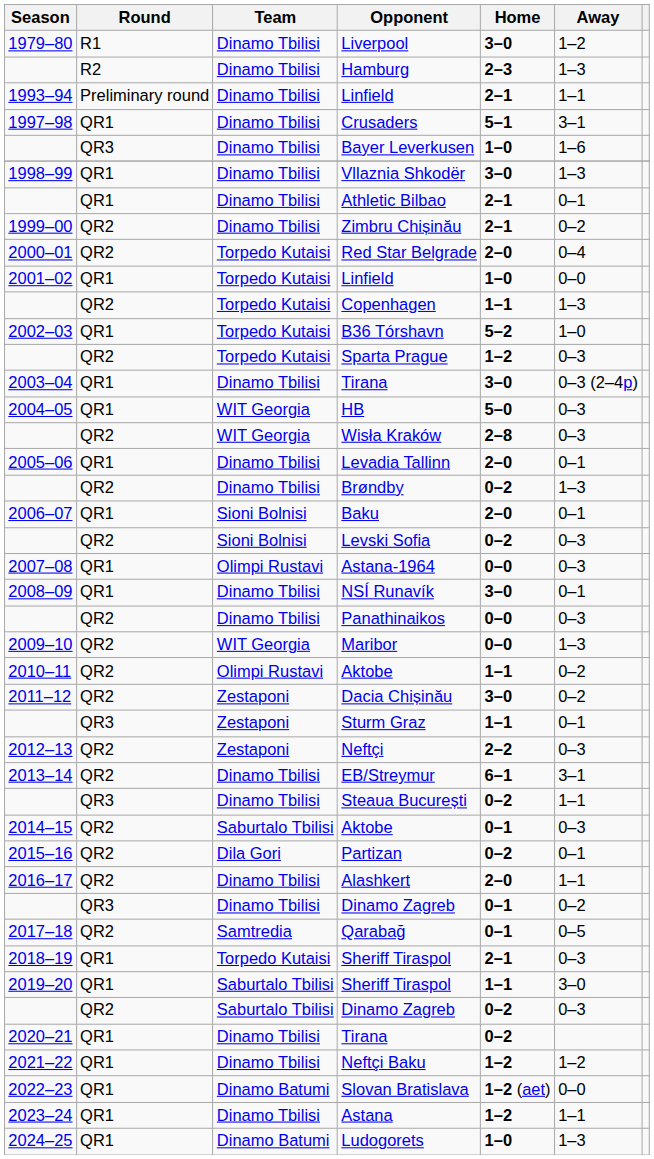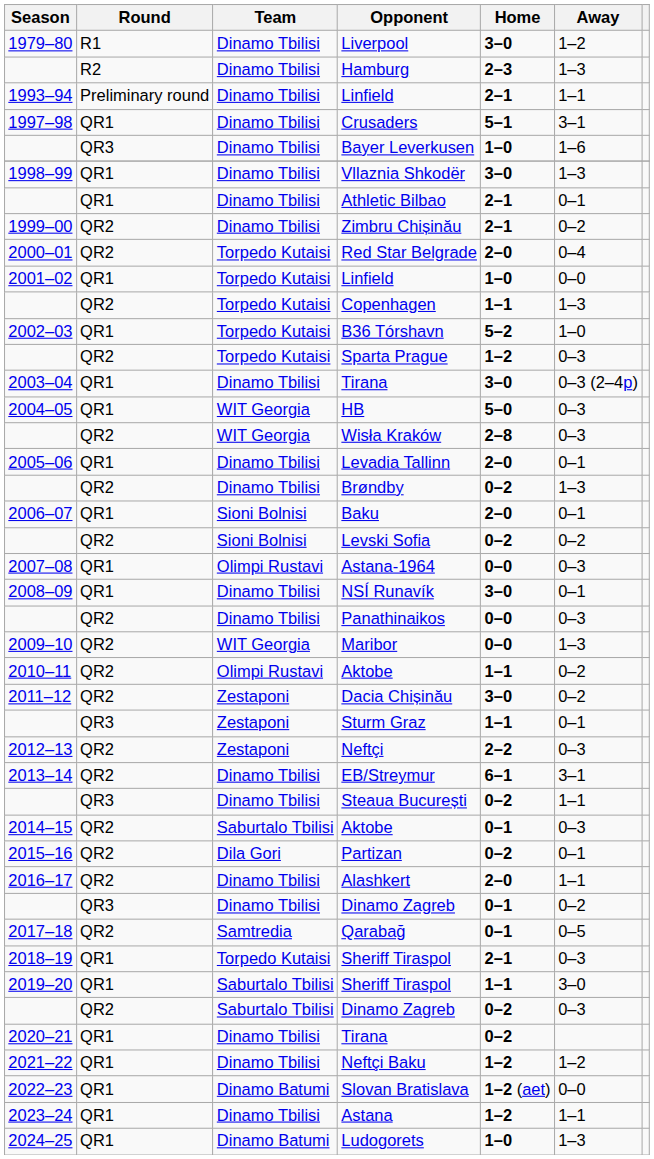(572, 540) 0–3 -> (572, 540) 0–2
